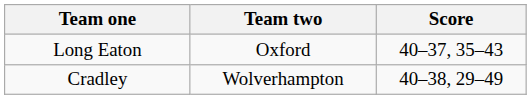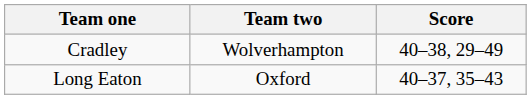rows swapped: (97, 49) <-> (97, 79)
